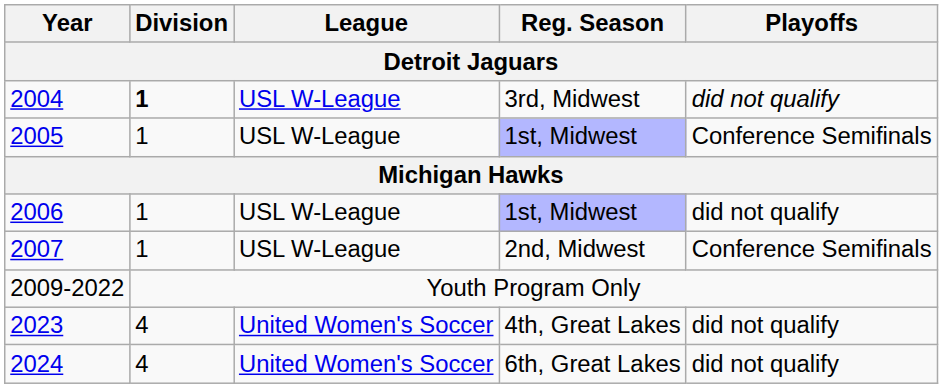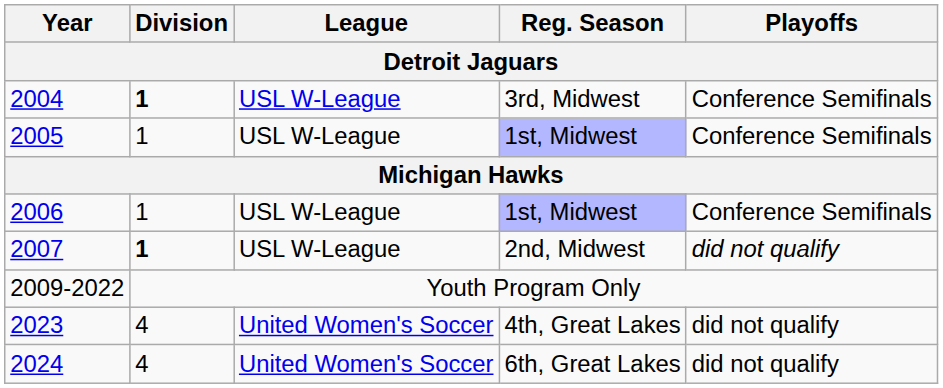(765, 99) did not qualify -> (812, 99) Conference Semifinals
(765, 212) did not qualify -> (812, 212) Conference Semifinals
(142, 250) normal -> (142, 250) bold
(812, 250) Conference Semifinals -> (765, 250) did not qualify
